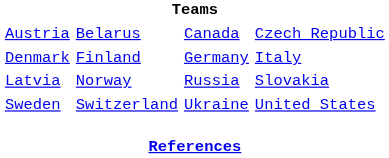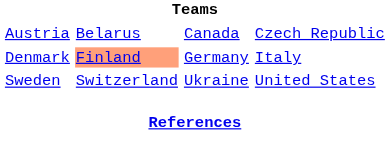(108, 57) no background -> (108, 57) lightsalmon background
- row: (33, 81)
